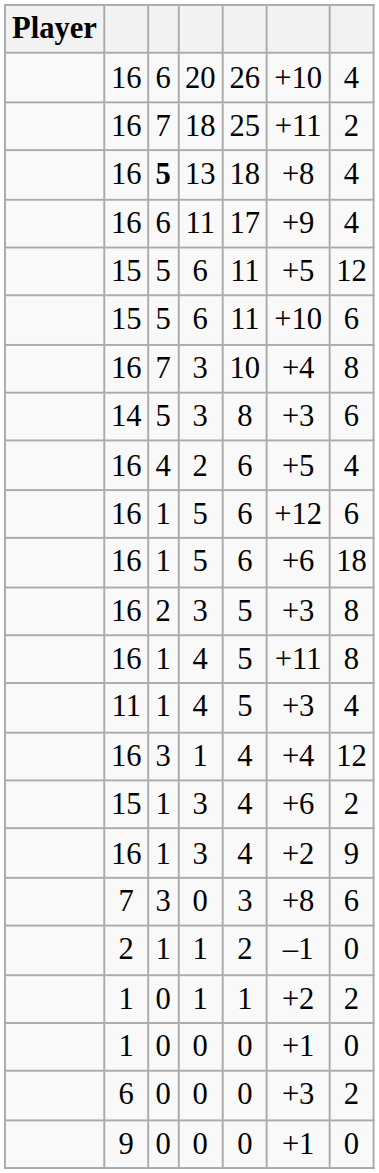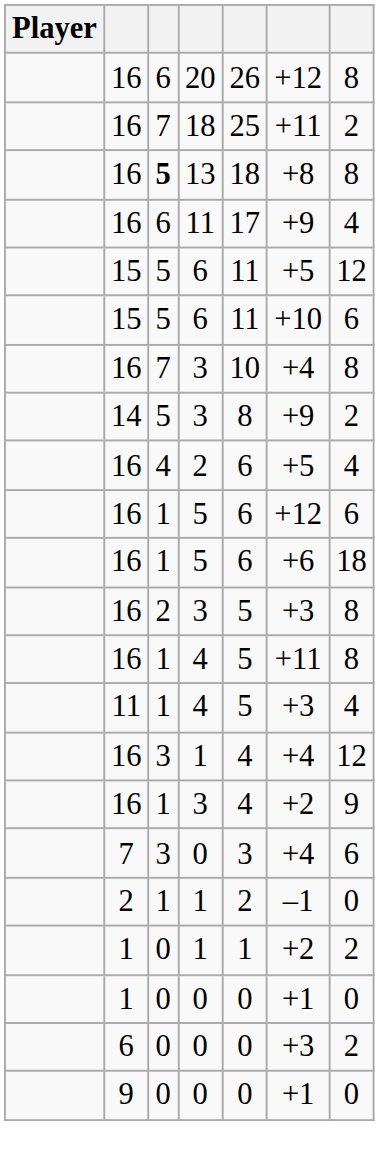(298, 77) +10 -> (298, 77) +12
(351, 77) 4 -> (351, 77) 8
(351, 174) 4 -> (351, 174) 8
(298, 416) +3 -> (298, 416) +9
(351, 416) 6 -> (351, 416) 2
- row: (126, 804)
(298, 901) +8 -> (298, 852) +4
